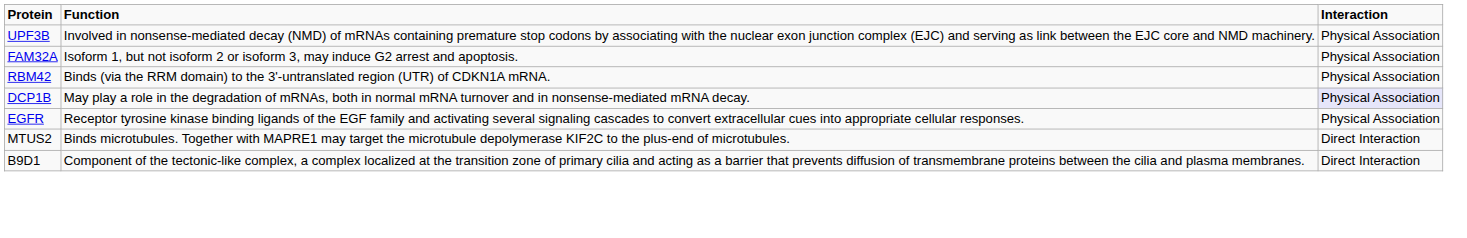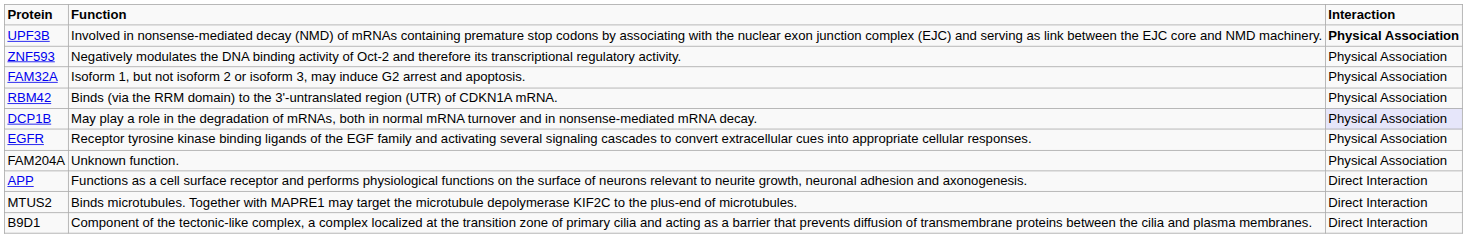(1380, 35) normal -> (1394, 35) bold
+ row: (31, 56)
+ row: (36, 160)
+ row: (21, 181)
